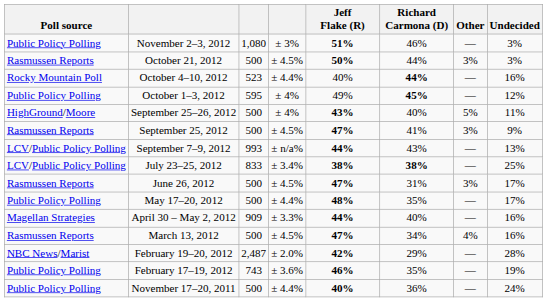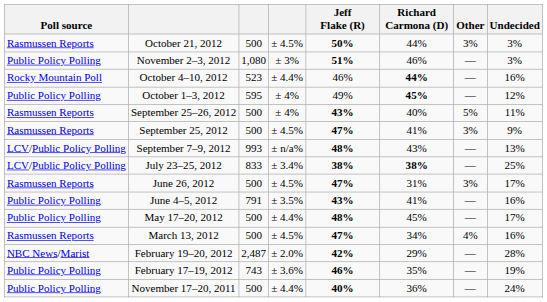rows swapped: (184, 43) <-> (184, 60)
(343, 78) 40% -> (343, 78) 46%
(51, 113) HighGround/Moore -> (50, 113) Rasmussen Reports
(343, 148) 44% -> (343, 148) 48%
+ row: (184, 200)
(417, 200) 35% -> (417, 218) 45%
- row: (184, 218)
